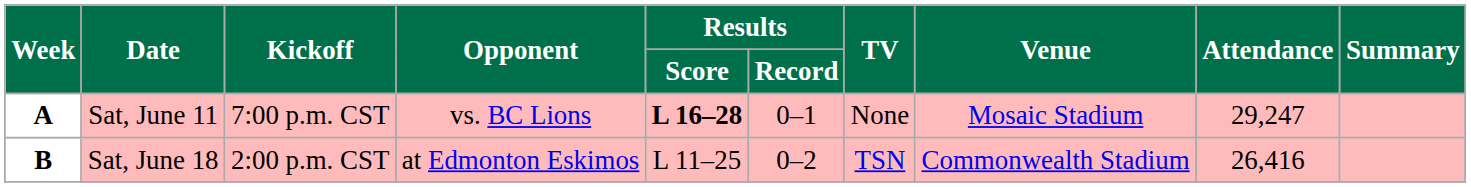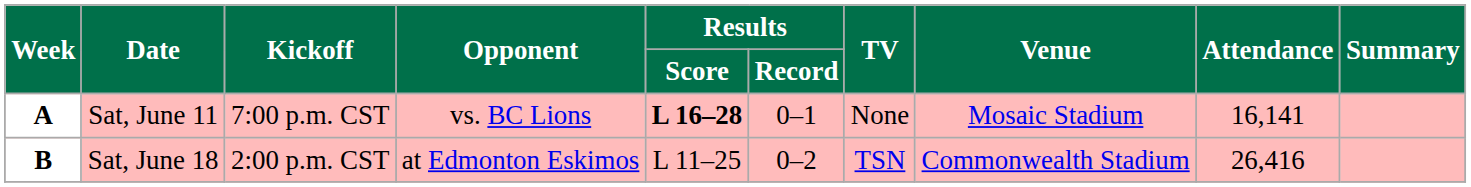(1268, 115) 29,247 -> (1268, 115) 16,141
